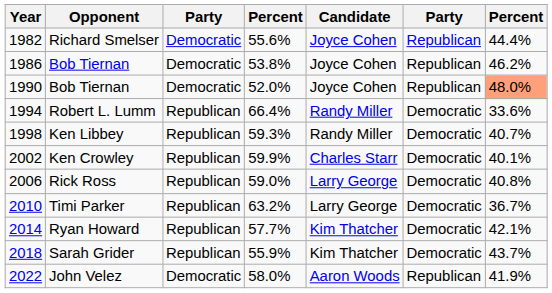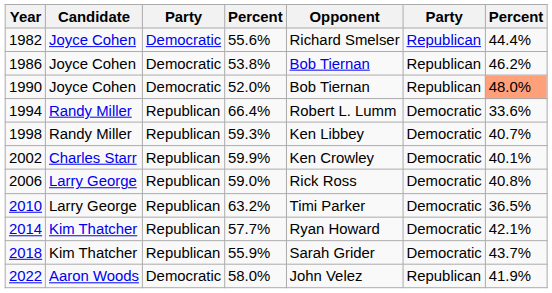columns swapped: (355, 16) <-> (104, 16)
(510, 205) 36.7% -> (510, 205) 36.5%
